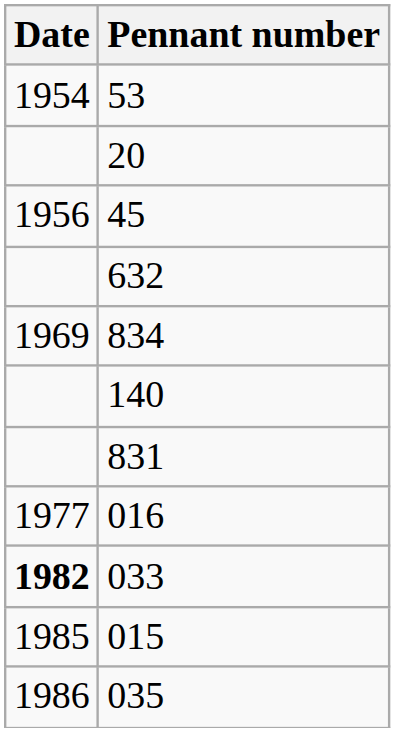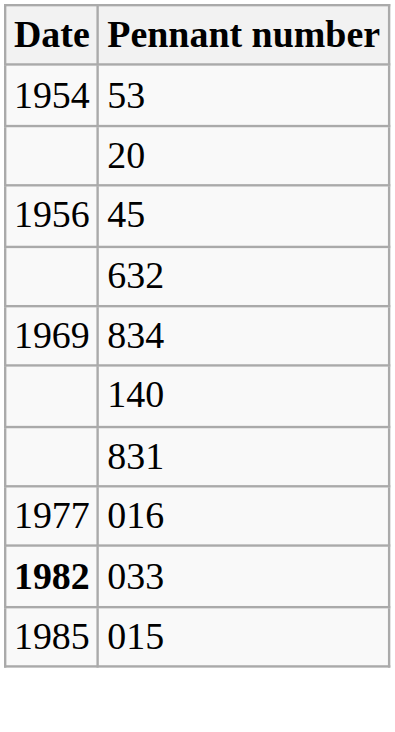- row: (136, 696)
